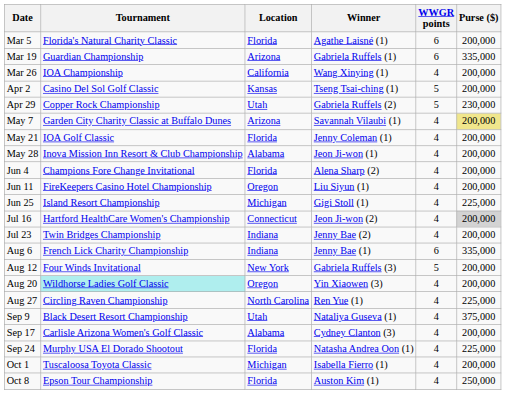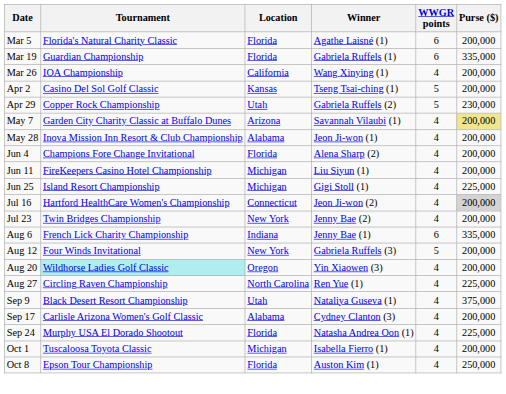(264, 56) Arizona -> (262, 56) Florida
- row: (22, 137)
(263, 186) Oregon -> (267, 170) Michigan
(263, 235) Indiana -> (268, 219) New York
